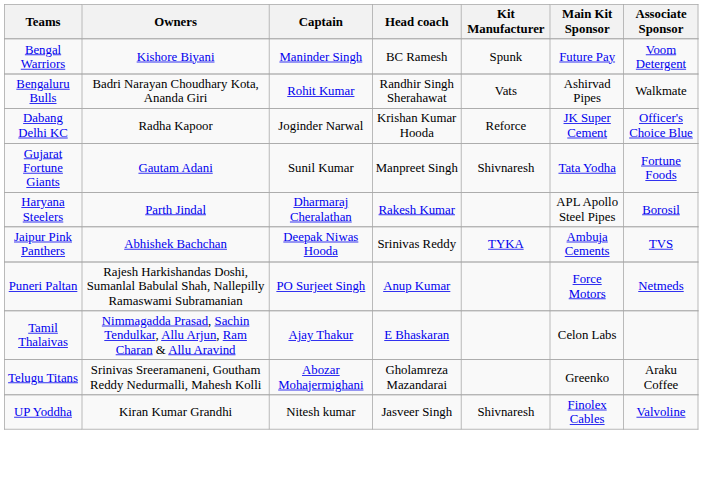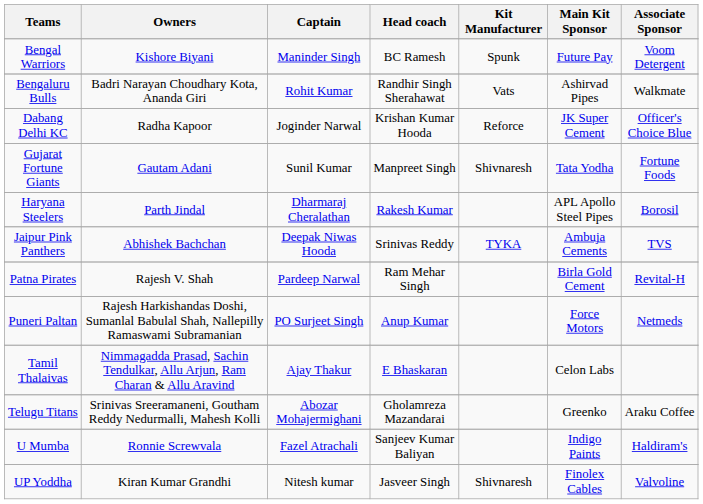+ row: (43, 279)
+ row: (43, 446)
